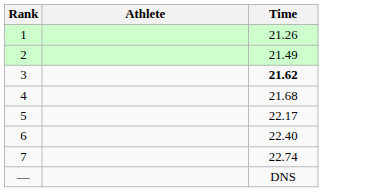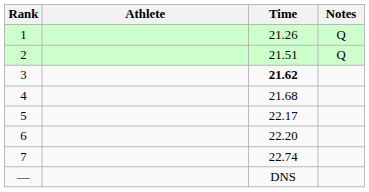+ column: (341, 14)
(283, 55) 21.49 -> (283, 55) 21.51
(283, 136) 22.40 -> (283, 136) 22.20
